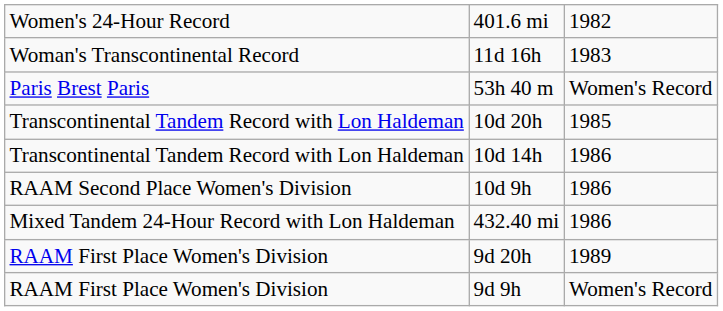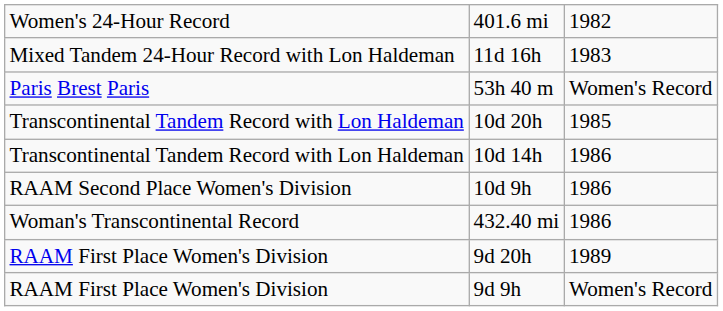(154, 54) Woman's Transcontinental Record -> (232, 54) Mixed Tandem 24-Hour Record with Lon Haldeman
(232, 222) Mixed Tandem 24-Hour Record with Lon Haldeman -> (154, 222) Woman's Transcontinental Record
